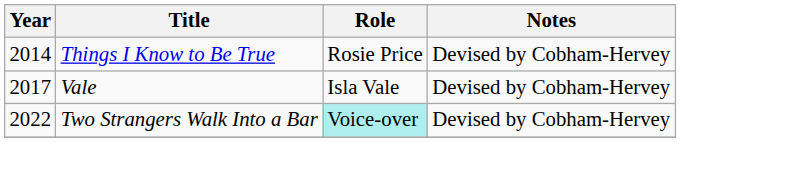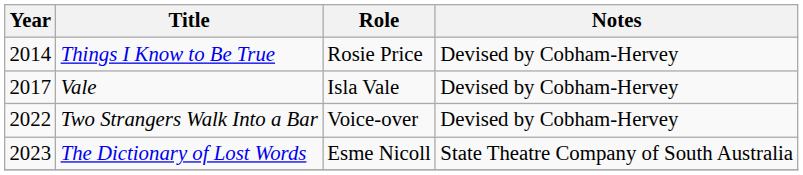(373, 119) paleturquoise background -> (373, 119) no background
+ row: (184, 152)
